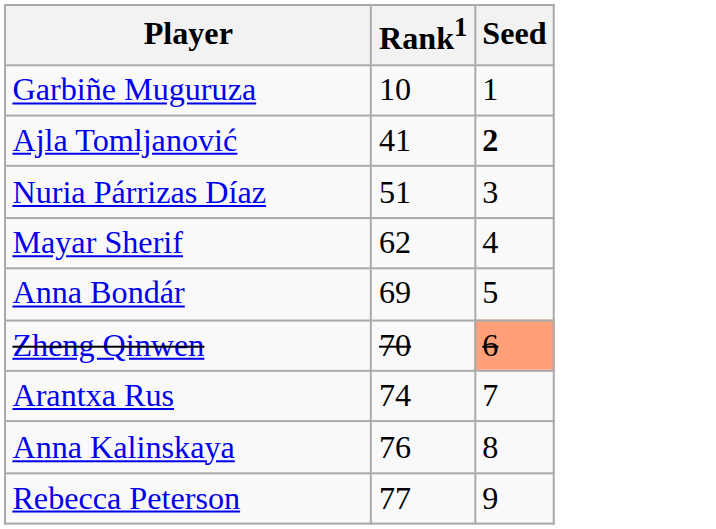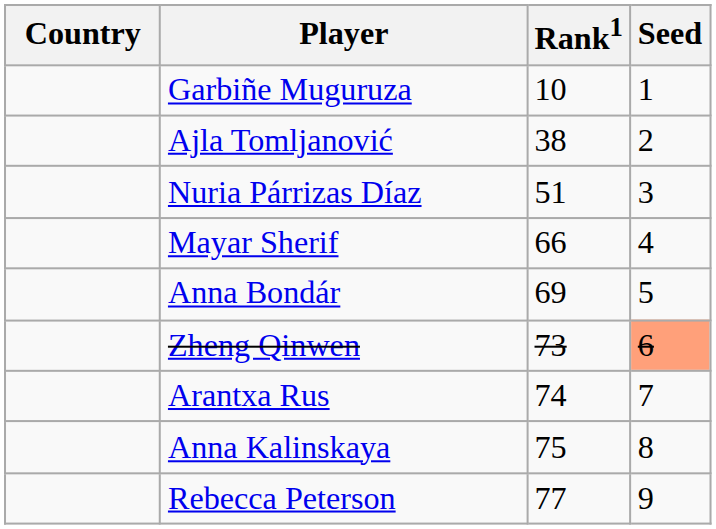+ column: (83, 34)
(395, 140) 41 -> (551, 140) 38
(490, 140) bold -> (646, 140) normal
(395, 242) 62 -> (551, 242) 66
(395, 344) 70 -> (551, 344) 73
(395, 446) 76 -> (551, 446) 75
